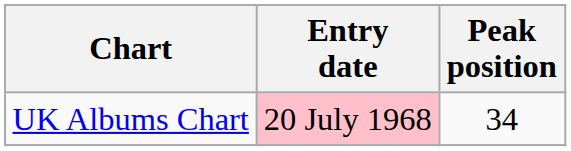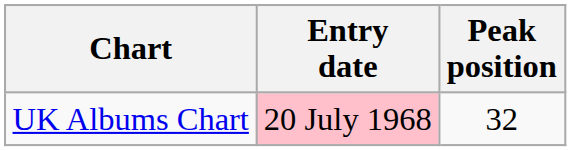(502, 118) 34 -> (502, 118) 32
